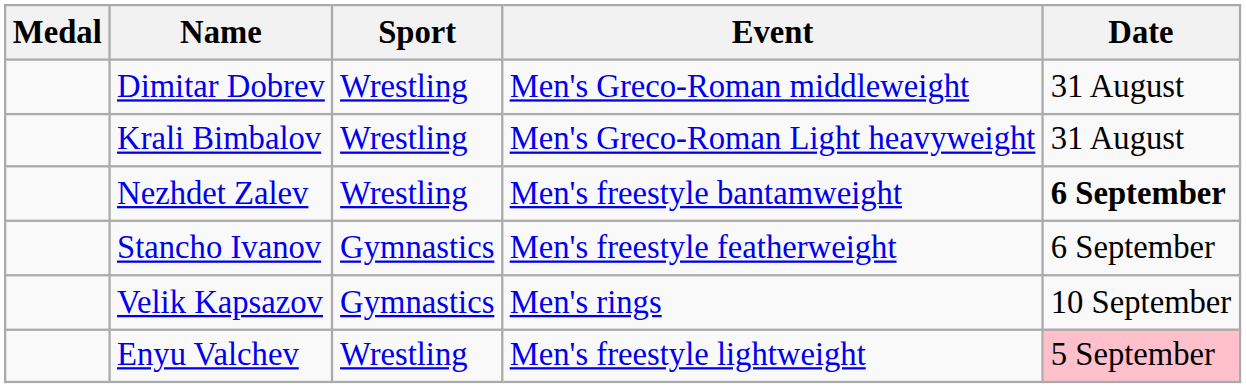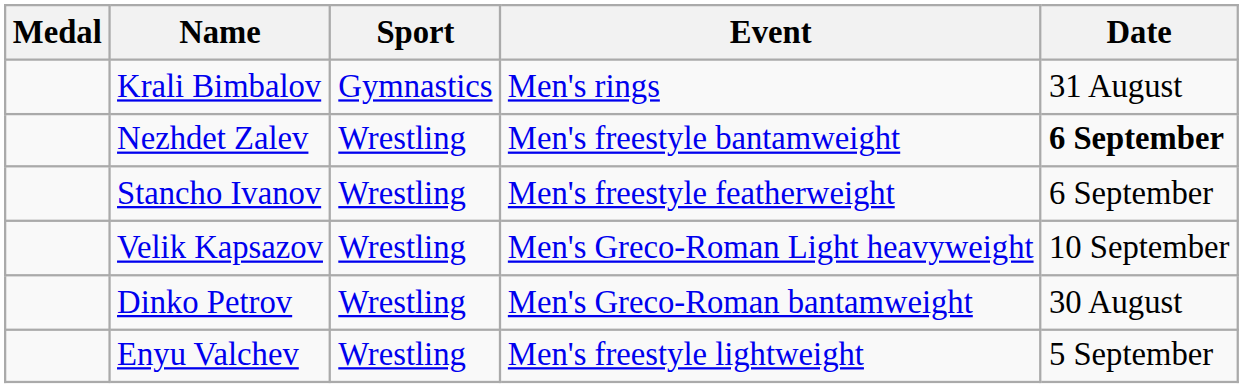- row: (221, 85)
(404, 139) Wrestling -> (415, 85) Gymnastics
(773, 139) Men's Greco-Roman Light heavyweight -> (584, 85) Men's rings
(417, 247) Gymnastics -> (402, 193) Wrestling
(417, 301) Gymnastics -> (402, 247) Wrestling
(586, 301) Men's rings -> (771, 247) Men's Greco-Roman Light heavyweight
+ row: (205, 301)
(1133, 355) pink background -> (1131, 355) no background
